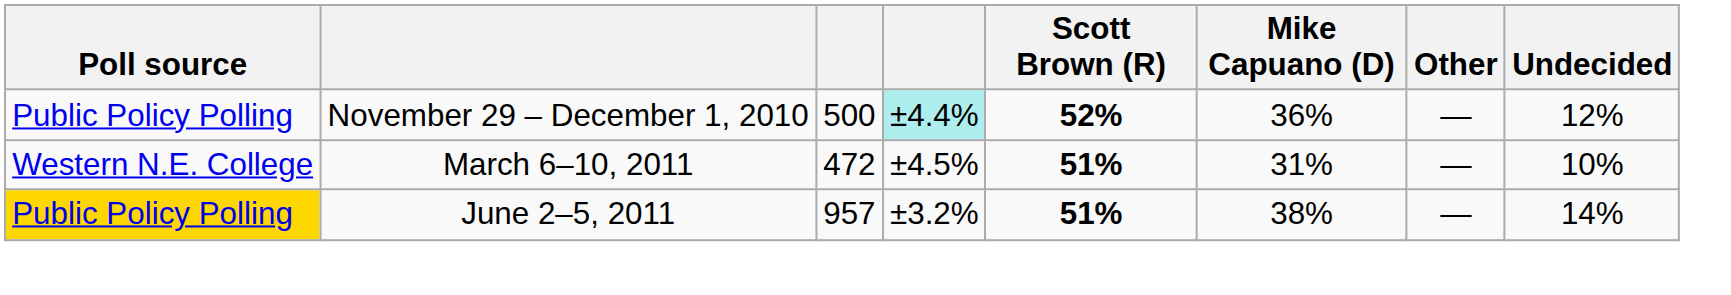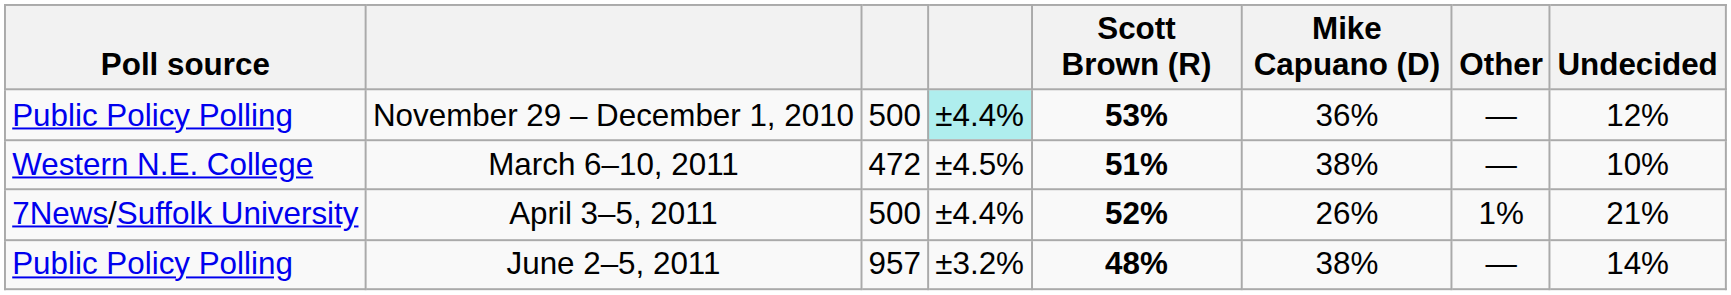(1091, 114) 52% -> (1136, 114) 53%
(1302, 164) 31% -> (1347, 164) 38%
+ row: (613, 213)
(153, 213) gold background -> (153, 263) no background
(1091, 213) 51% -> (1136, 263) 48%
